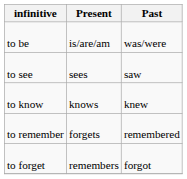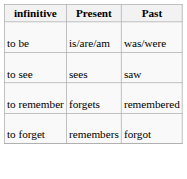- row: (25, 104)
